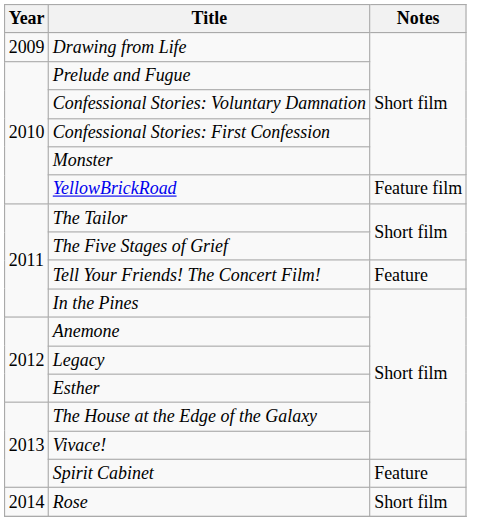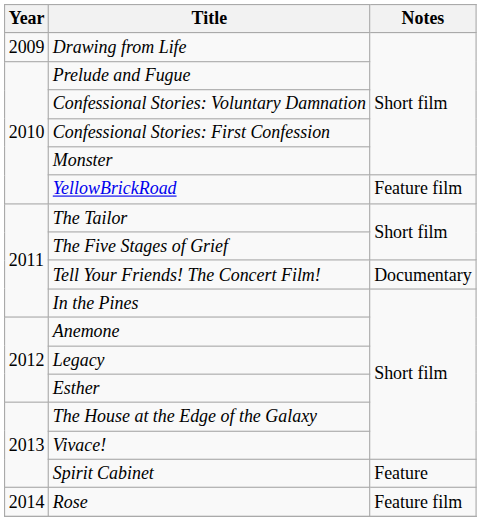(401, 274) Feature -> (423, 274) Documentary
(411, 501) Short film -> (418, 501) Feature film
